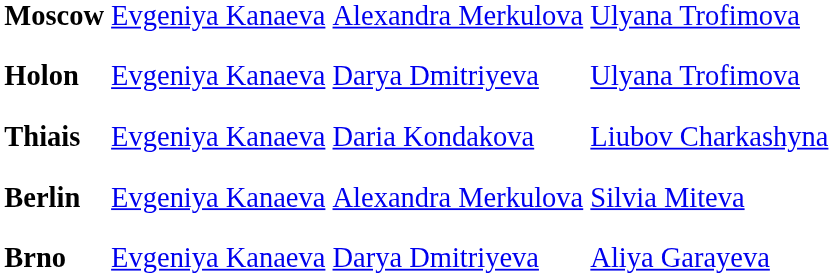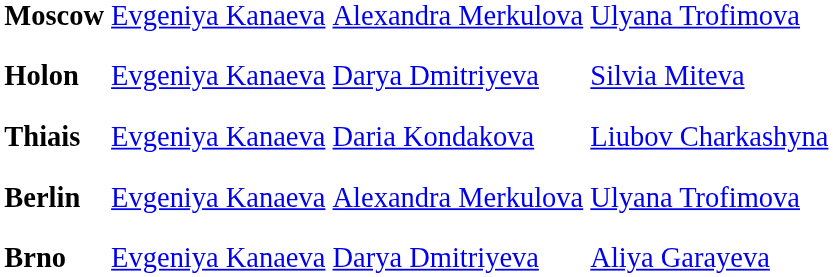(695, 76) Ulyana Trofimova -> (667, 76) Silvia Miteva
(667, 197) Silvia Miteva -> (695, 197) Ulyana Trofimova
